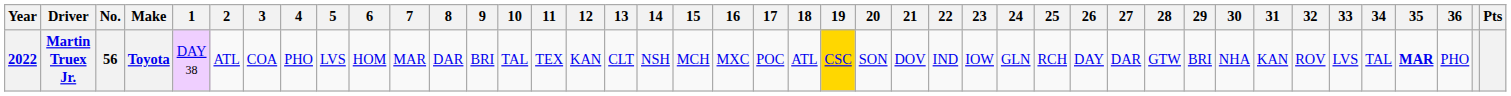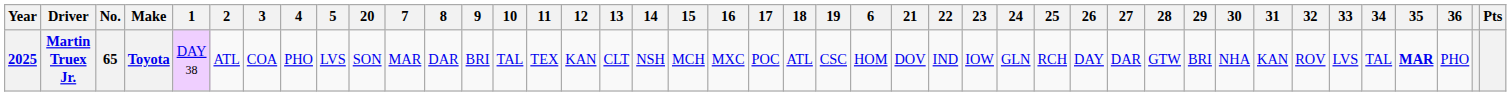columns swapped: (370, 16) <-> (873, 16)
(22, 59) 2022 -> (22, 59) 2025
(110, 59) 56 -> (110, 59) 65
(838, 59) gold background -> (833, 59) no background
